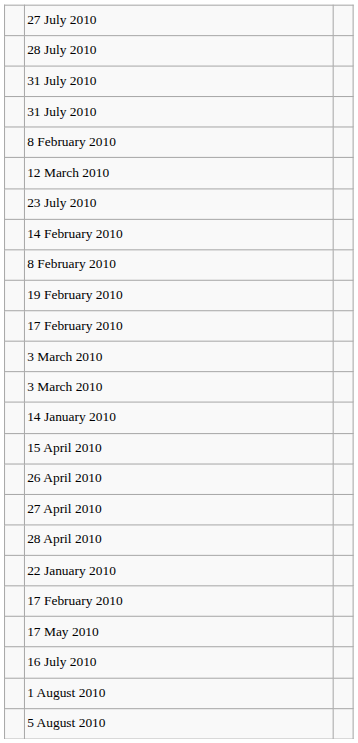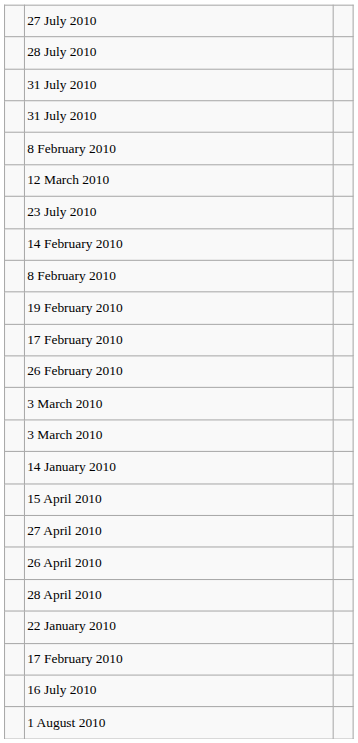+ row: (14, 372)
rows swapped: (14, 479) <-> (14, 510)
- row: (14, 632)
- row: (14, 724)
